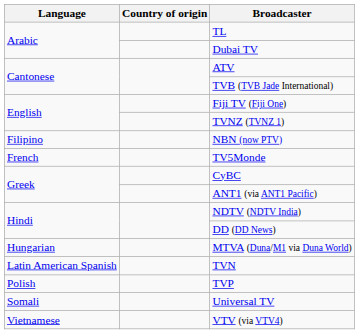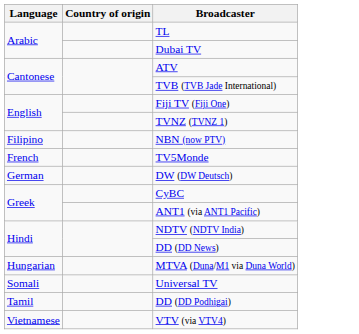+ row: (194, 175)
- row: (224, 265)
- row: (223, 283)
+ row: (193, 301)
